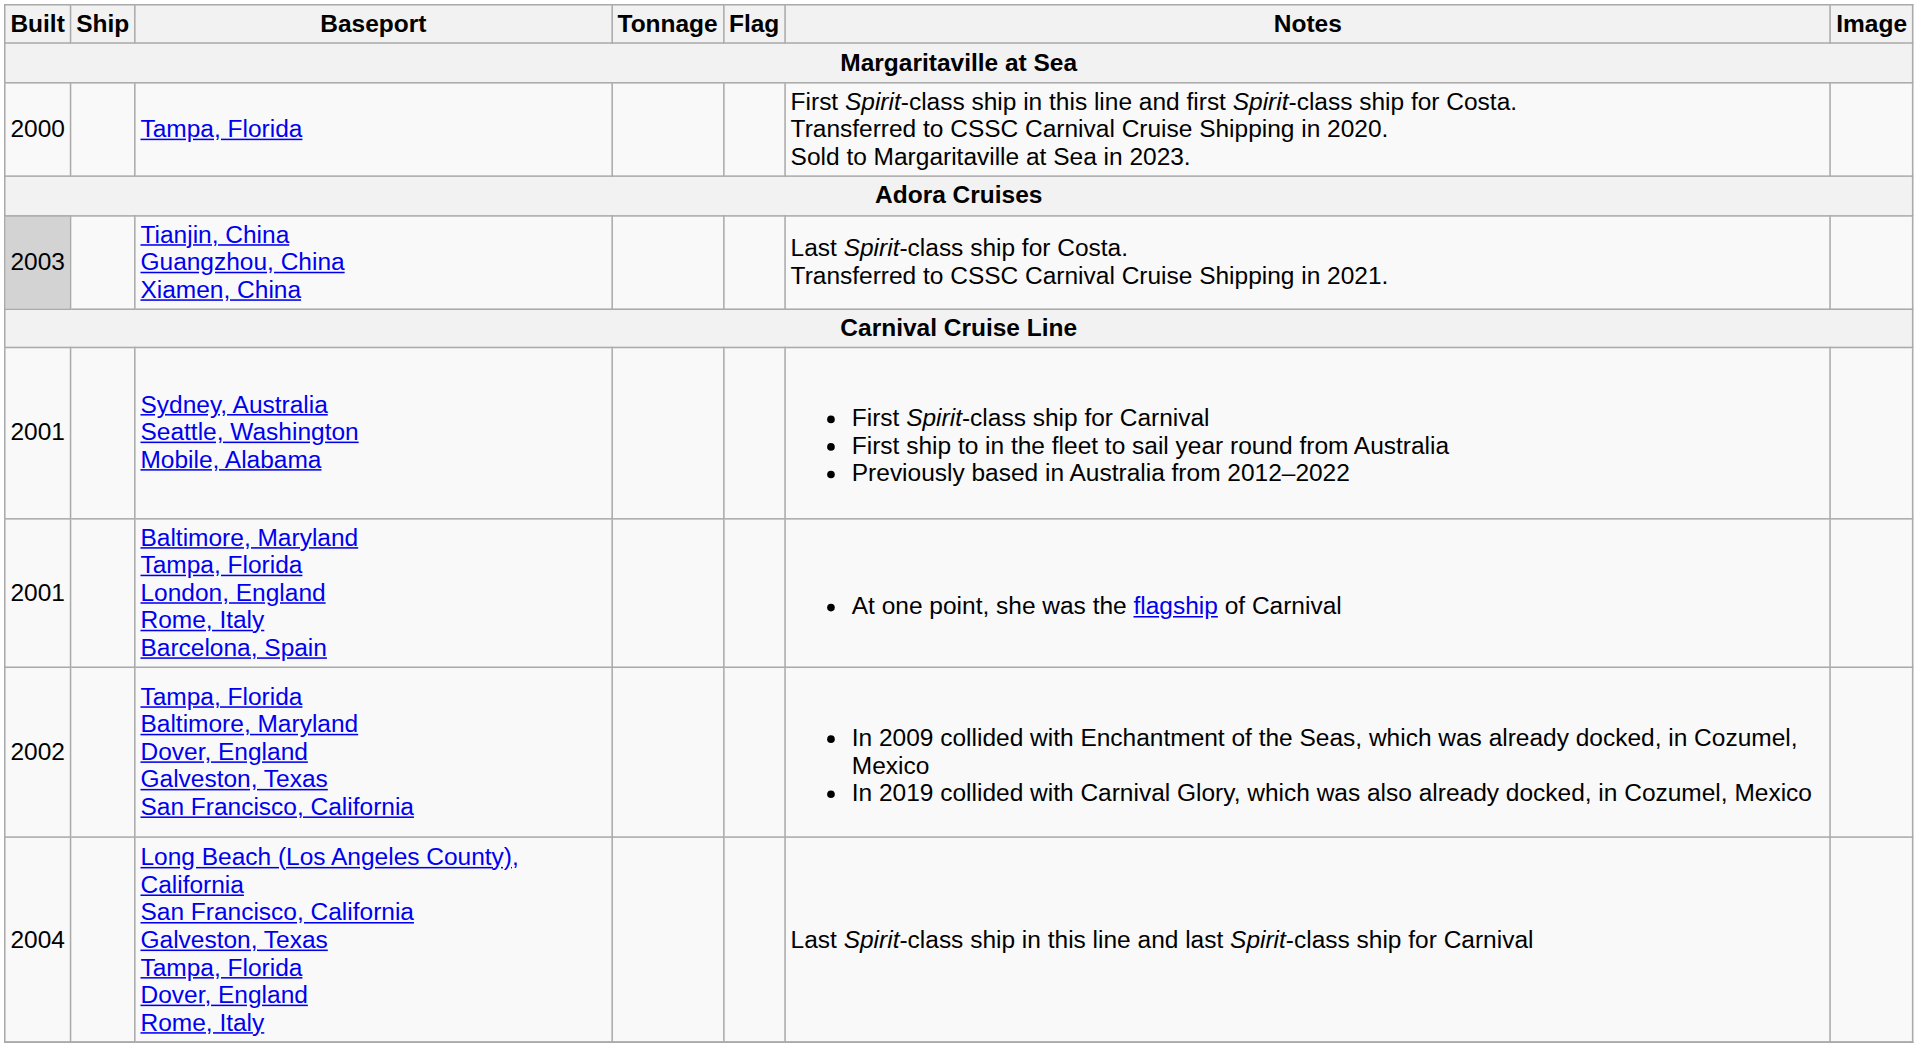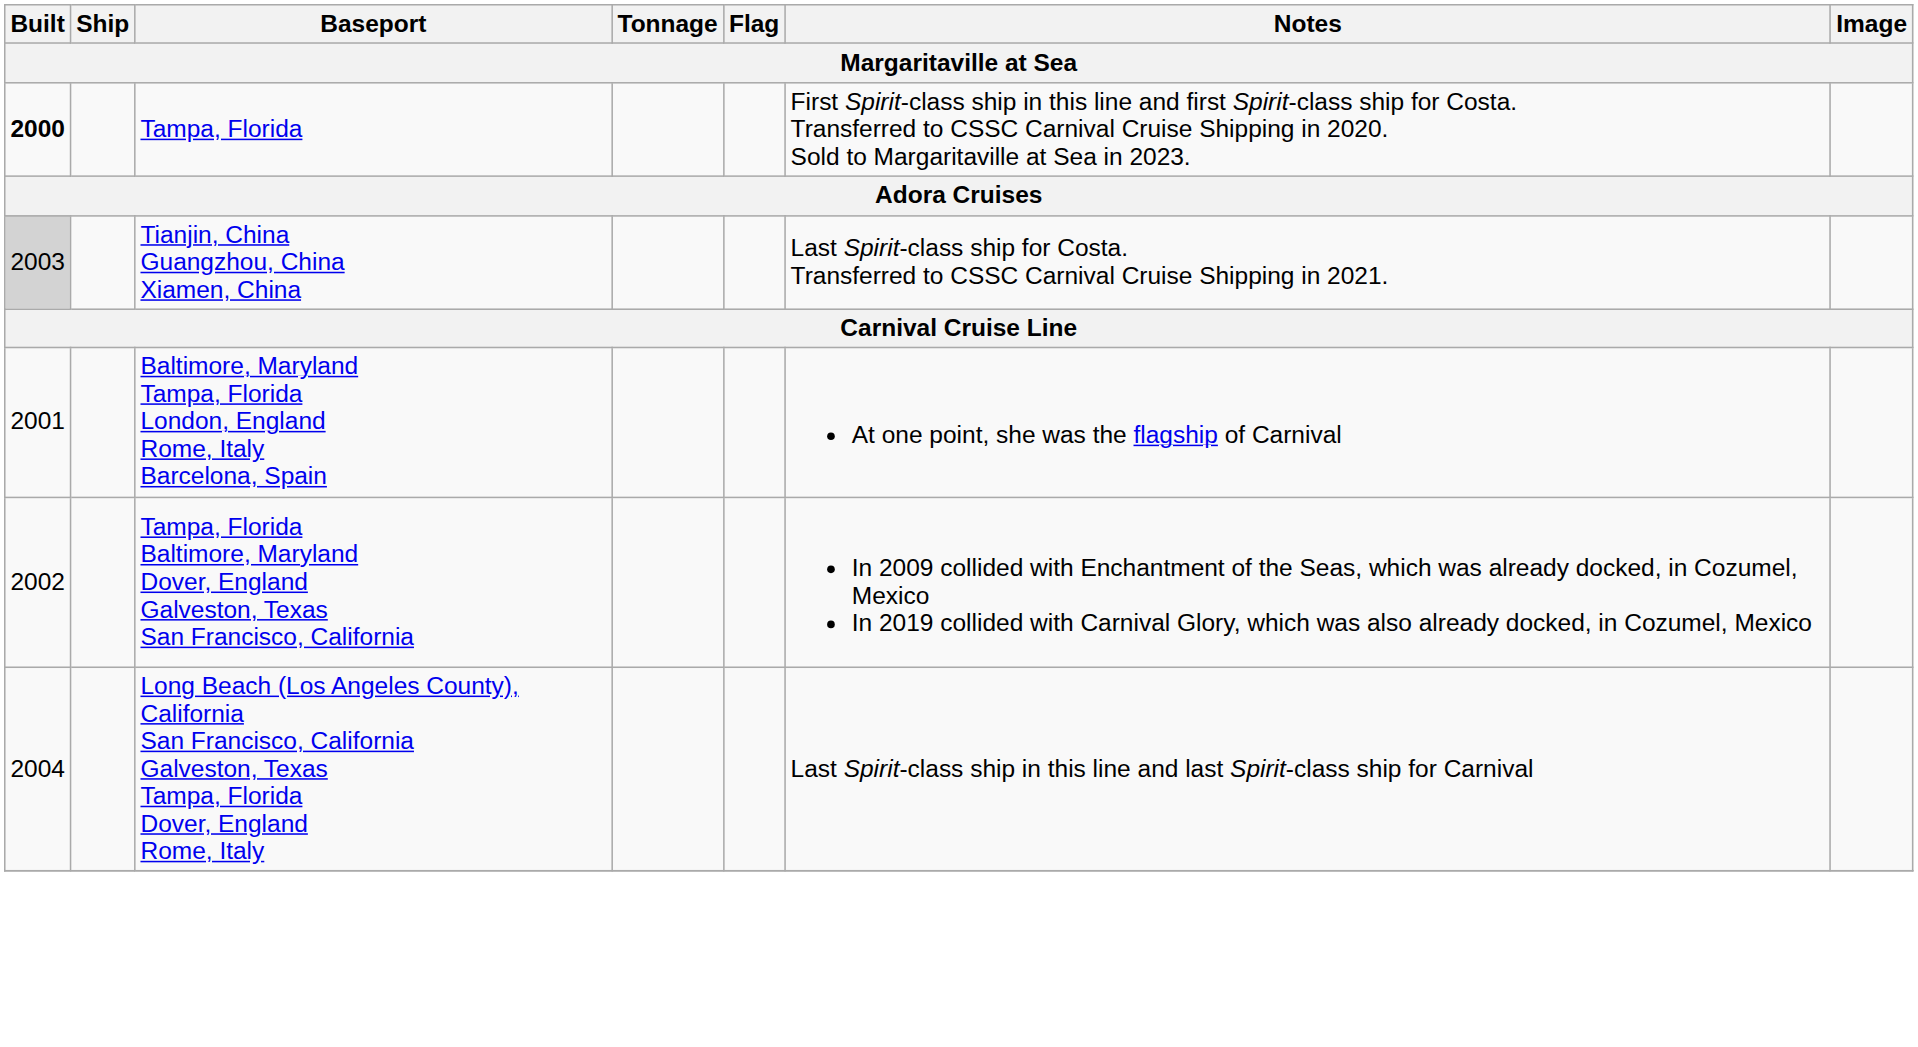(38, 129) normal -> (38, 129) bold
- row: (250, 432)
